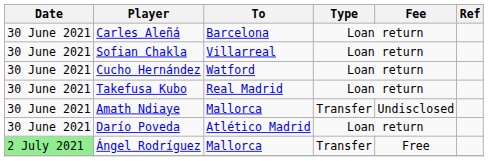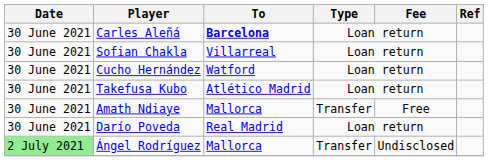(238, 33) normal -> (238, 33) bold
(245, 89) Real Madrid -> (259, 89) Atlético Madrid
(416, 108) Undisclosed -> (416, 108) Free
(259, 127) Atlético Madrid -> (245, 127) Real Madrid
(416, 146) Free -> (416, 146) Undisclosed
